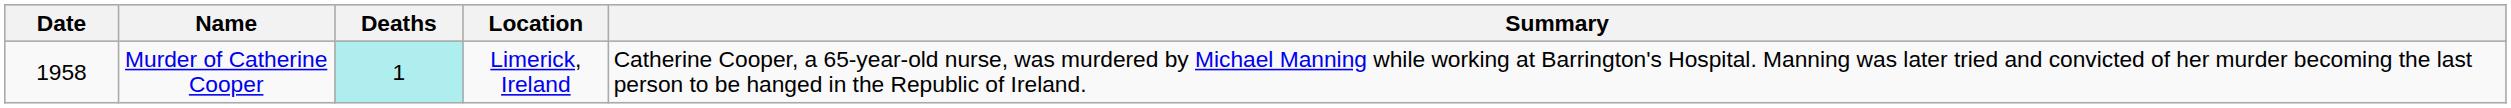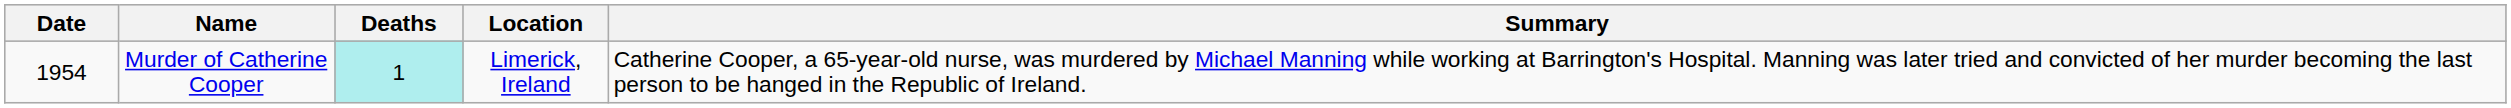(61, 72) 1958 -> (61, 72) 1954
